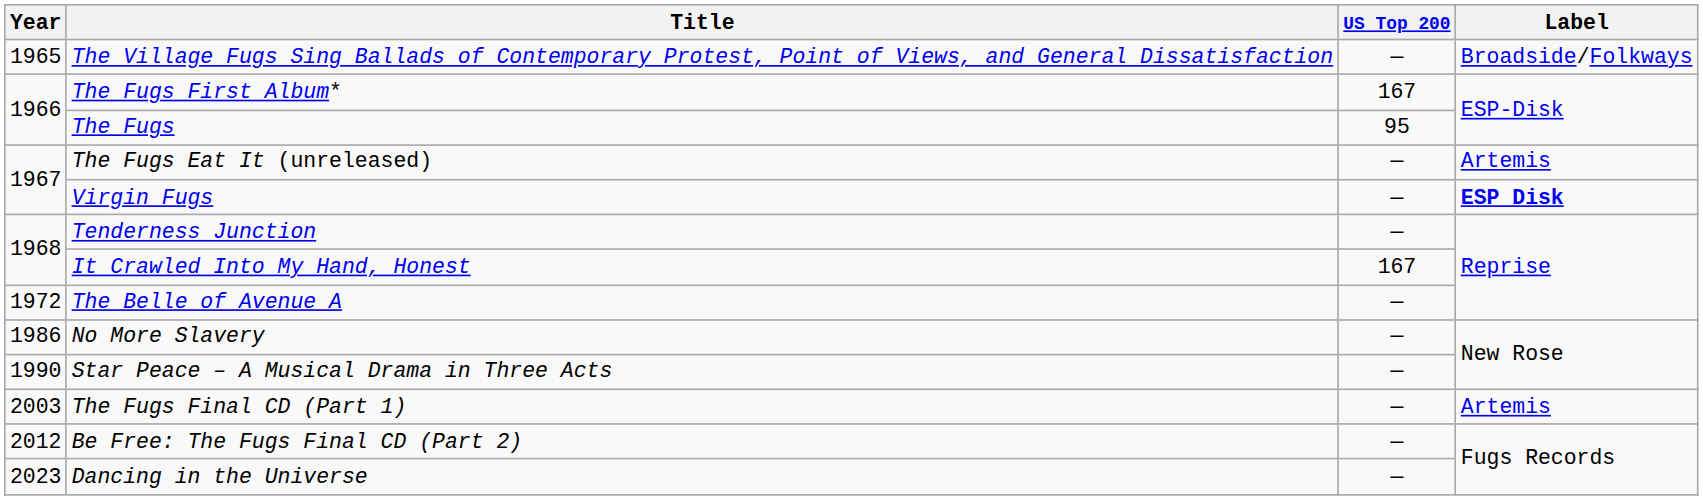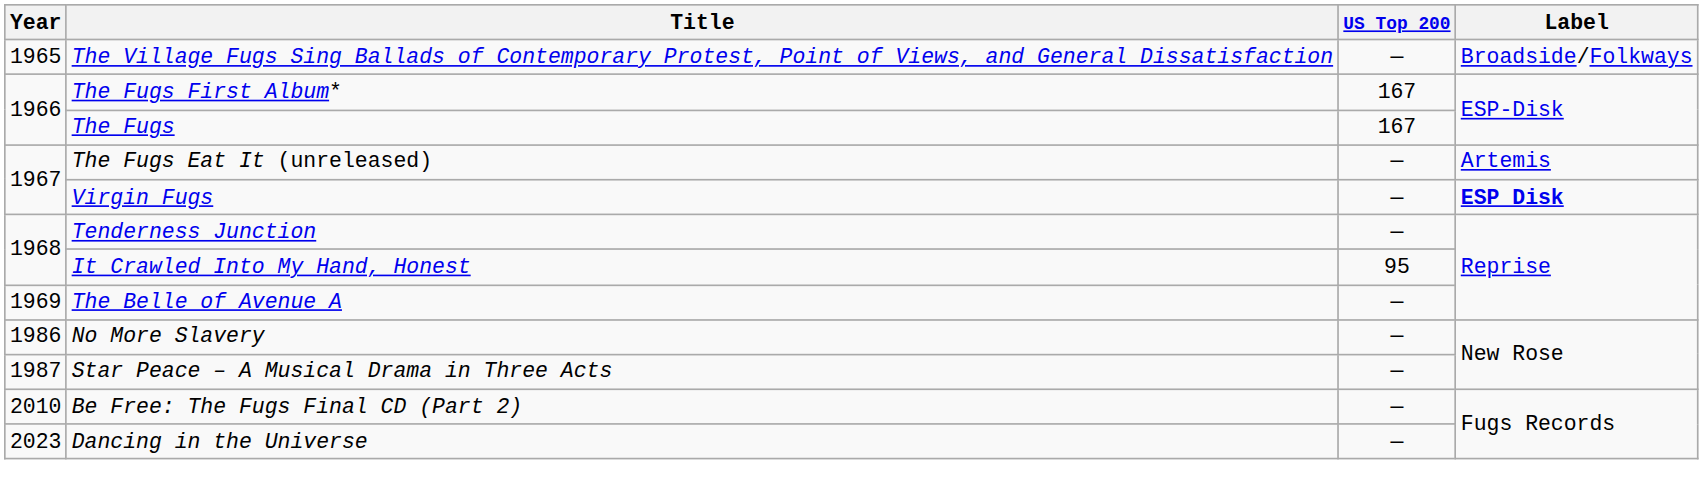(1397, 127) 95 -> (1397, 127) 167
(1397, 267) 167 -> (1397, 267) 95
(36, 302) 1972 -> (36, 302) 1969
(36, 372) 1990 -> (36, 372) 1987
- row: (239, 407)
(36, 442) 2012 -> (36, 407) 2010
